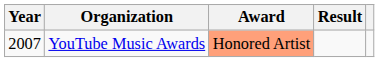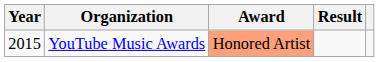(25, 43) 2007 -> (25, 43) 2015
